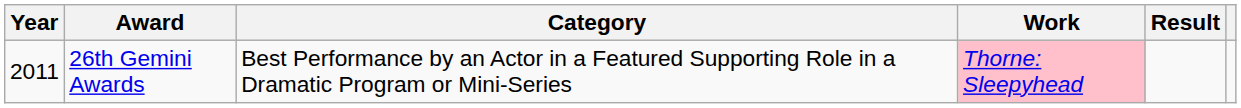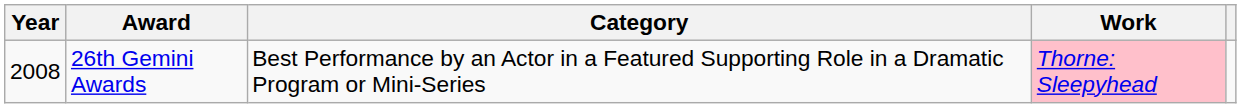- column: (1185, 22)
(34, 71) 2011 -> (35, 71) 2008
